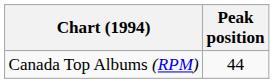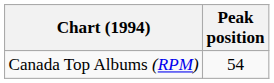(236, 64) 44 -> (236, 64) 54
